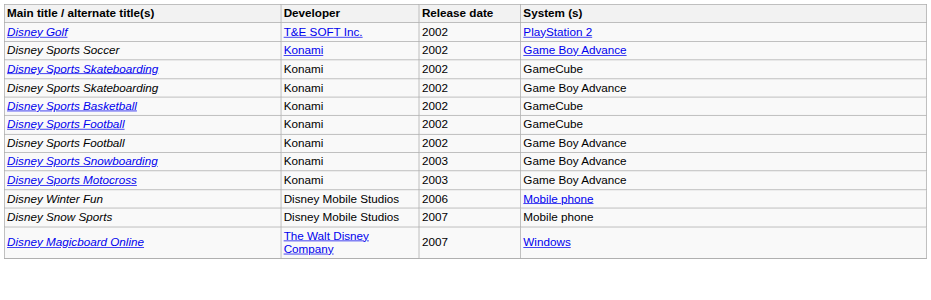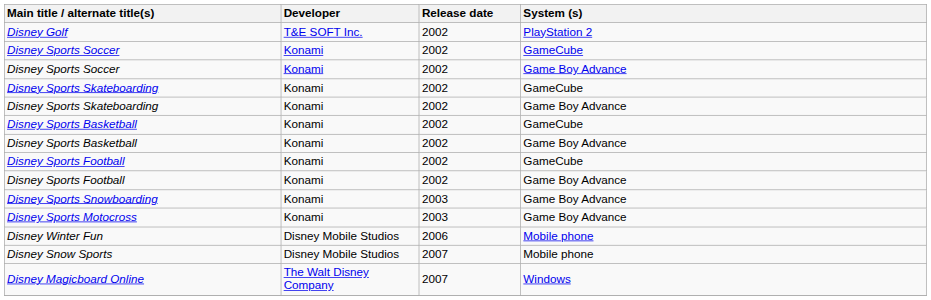+ row: (63, 50)
+ row: (72, 143)
